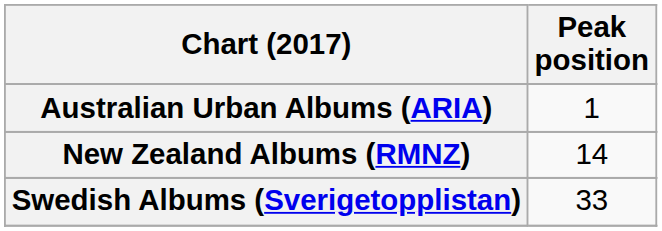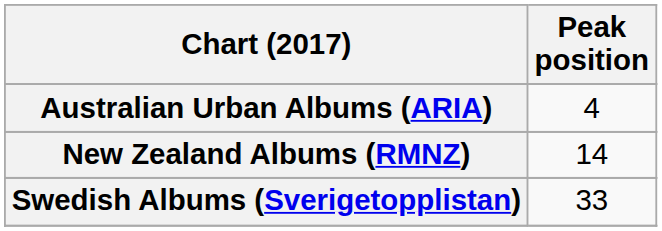(592, 107) 1 -> (592, 107) 4
